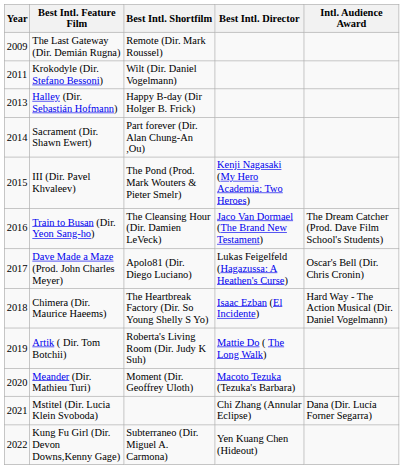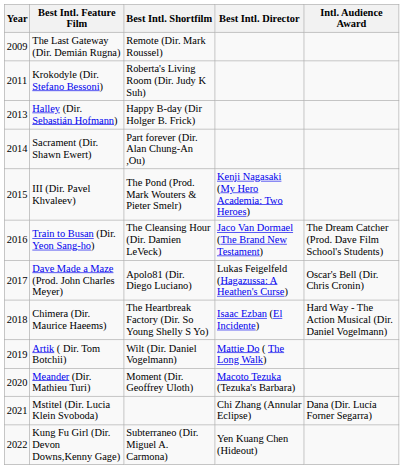(161, 74) Wilt (Dir. Daniel Vogelmann) -> (166, 80) Roberta's Living Room (Dir. Judy K Suh)
(166, 348) Roberta's Living Room (Dir. Judy K Suh) -> (161, 354) Wilt (Dir. Daniel Vogelmann)
